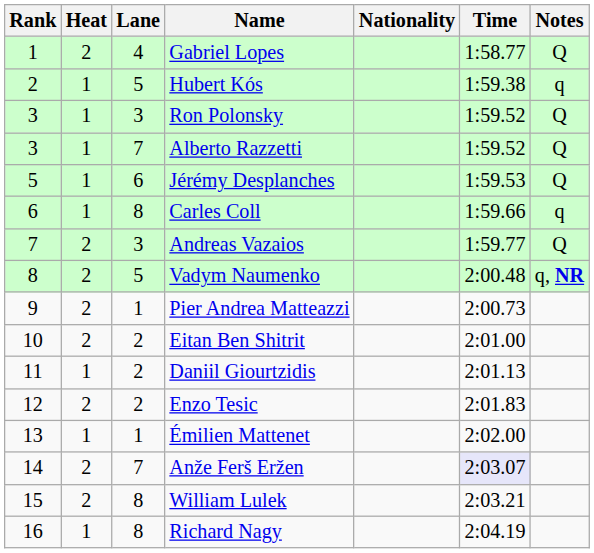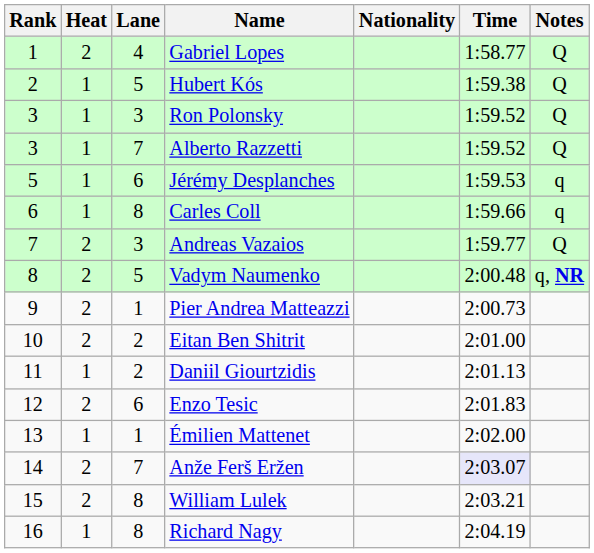(559, 84) q -> (559, 84) Q
(559, 180) Q -> (559, 180) q
(138, 404) 2 -> (138, 404) 6
